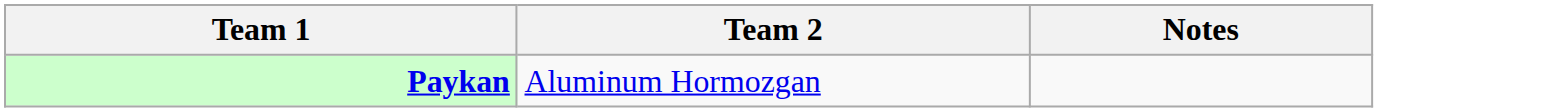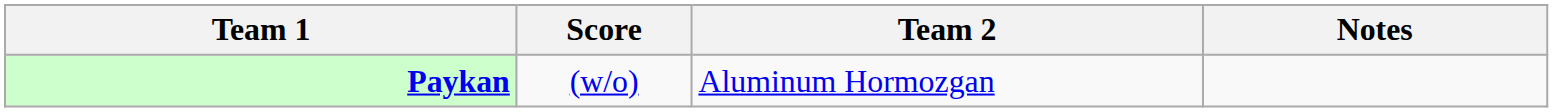+ column: (604, 29)
